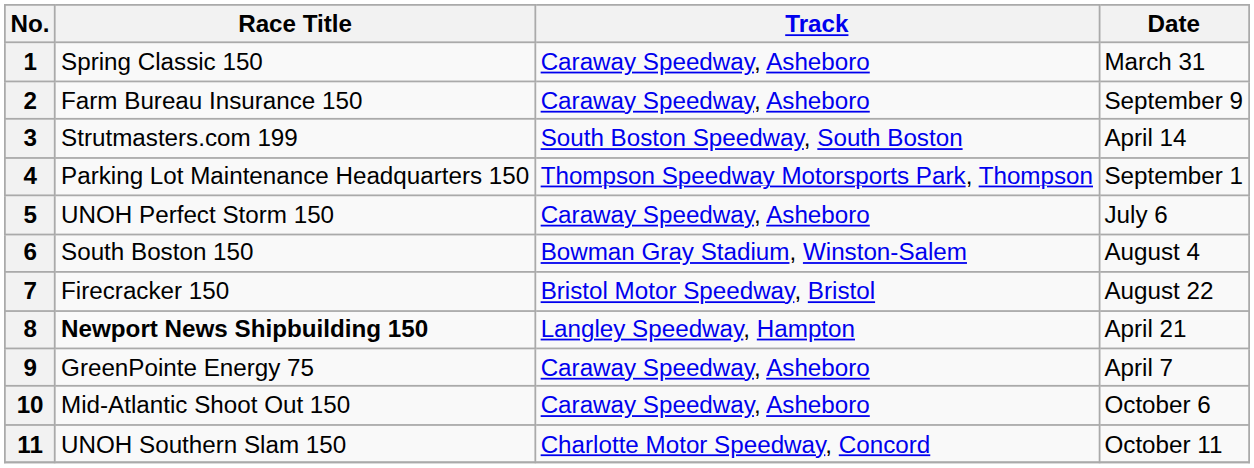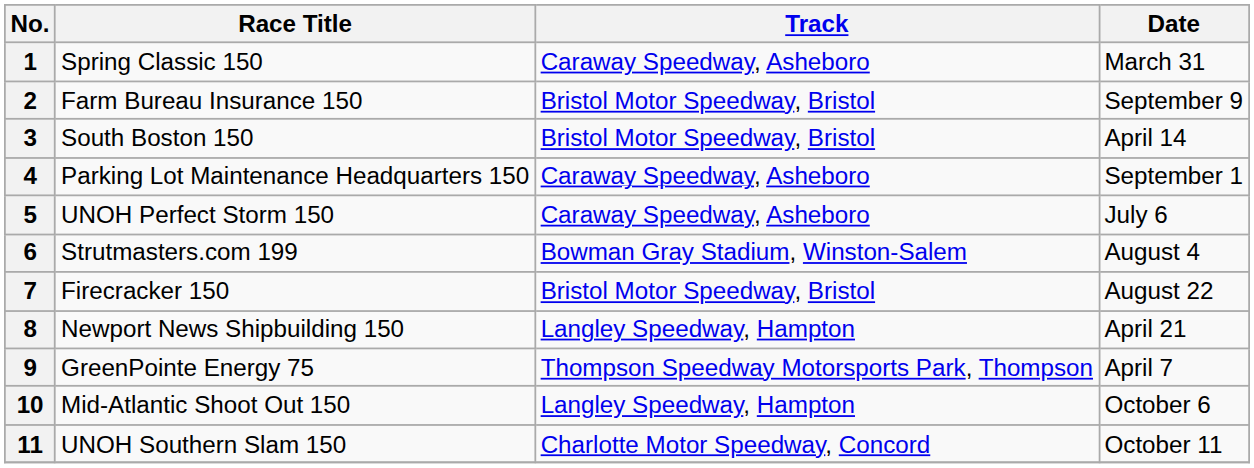(705, 100) Caraway Speedway, Asheboro -> (708, 100) Bristol Motor Speedway, Bristol
(179, 138) Strutmasters.com 199 -> (157, 138) South Boston 150
(752, 138) South Boston Speedway, South Boston -> (708, 138) Bristol Motor Speedway, Bristol
(817, 176) Thompson Speedway Motorsports Park, Thompson -> (705, 176) Caraway Speedway, Asheboro
(157, 253) South Boston 150 -> (179, 253) Strutmasters.com 199
(245, 329) bold -> (233, 329) normal
(705, 367) Caraway Speedway, Asheboro -> (817, 367) Thompson Speedway Motorsports Park, Thompson
(705, 405) Caraway Speedway, Asheboro -> (698, 405) Langley Speedway, Hampton
